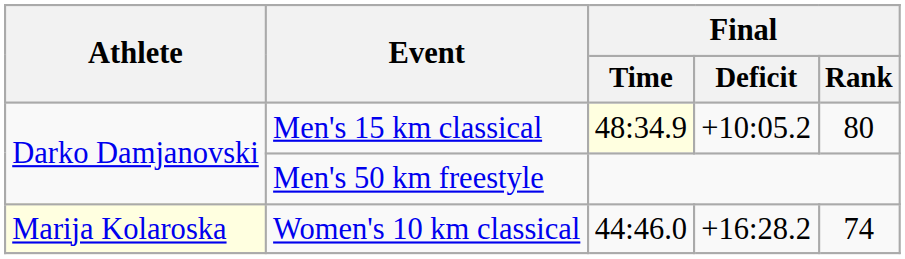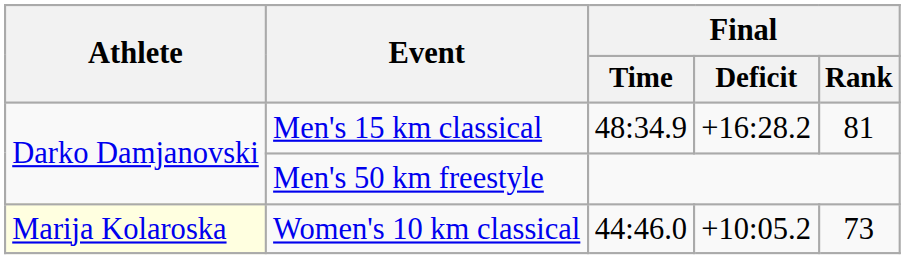(641, 128) lightyellow background -> (641, 128) no background
(756, 128) +10:05.2 -> (756, 128) +16:28.2
(859, 128) 80 -> (859, 128) 81
(756, 228) +16:28.2 -> (756, 228) +10:05.2
(859, 228) 74 -> (859, 228) 73
